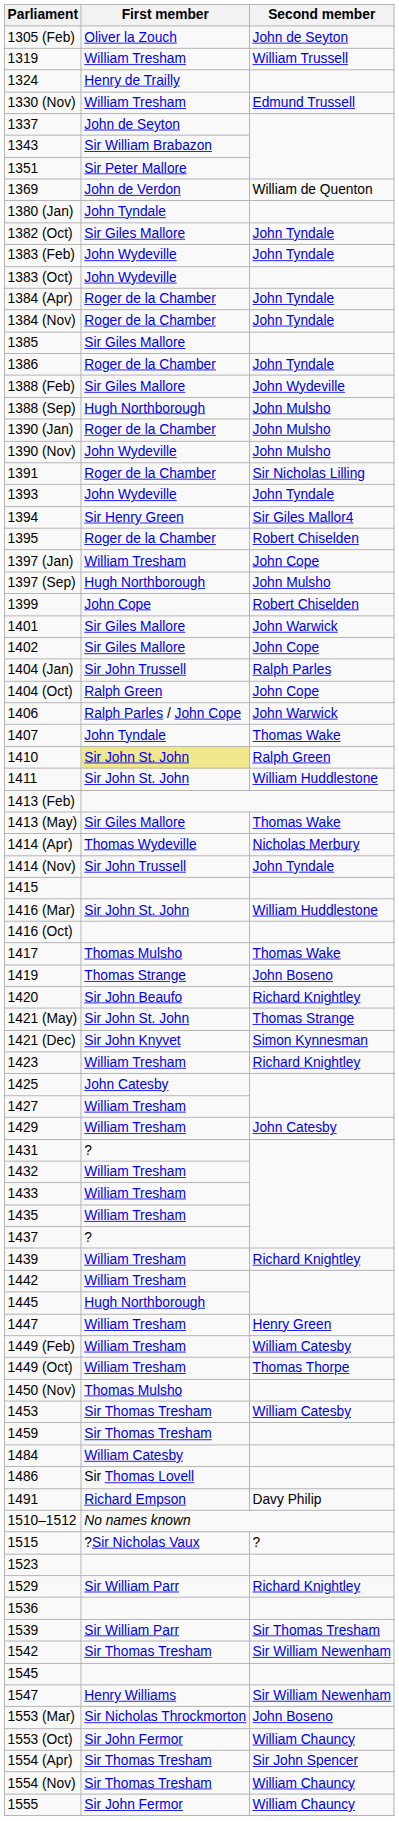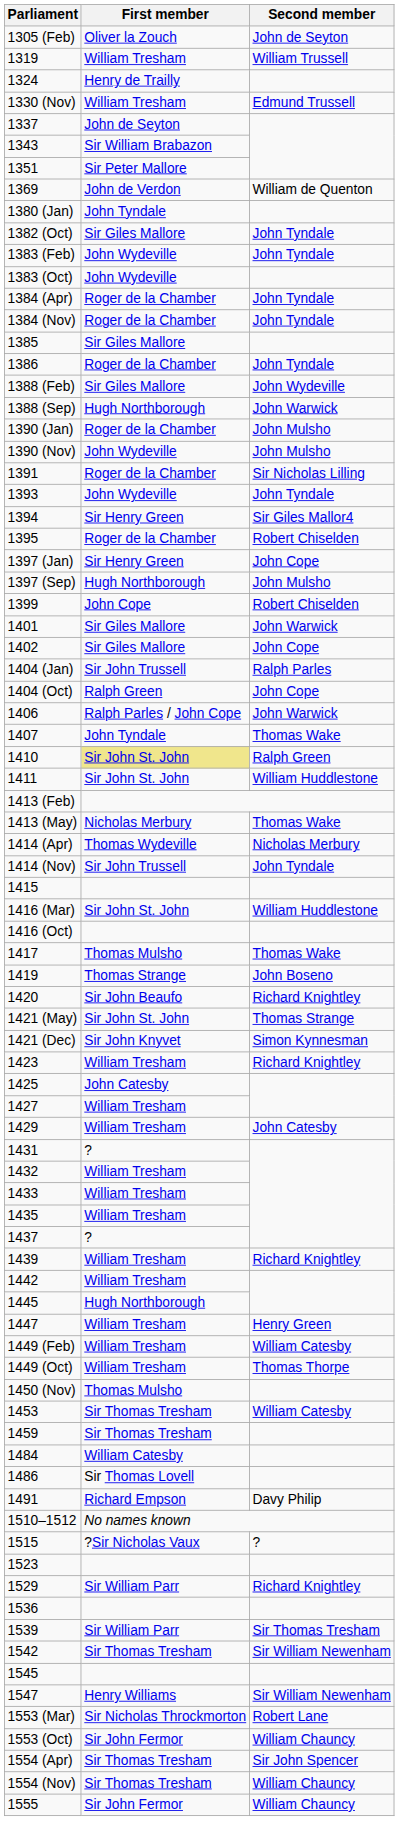(292, 408) John Mulsho -> (295, 408) John Warwick
(135, 560) William Tresham -> (134, 560) Sir Henry Green
(135, 822) Sir Giles Mallore -> (138, 822) Nicholas Merbury
(293, 1717) John Boseno -> (290, 1717) Robert Lane
